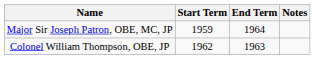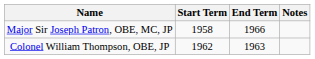(202, 29) 1959 -> (202, 29) 1958
(255, 29) 1964 -> (255, 29) 1966
